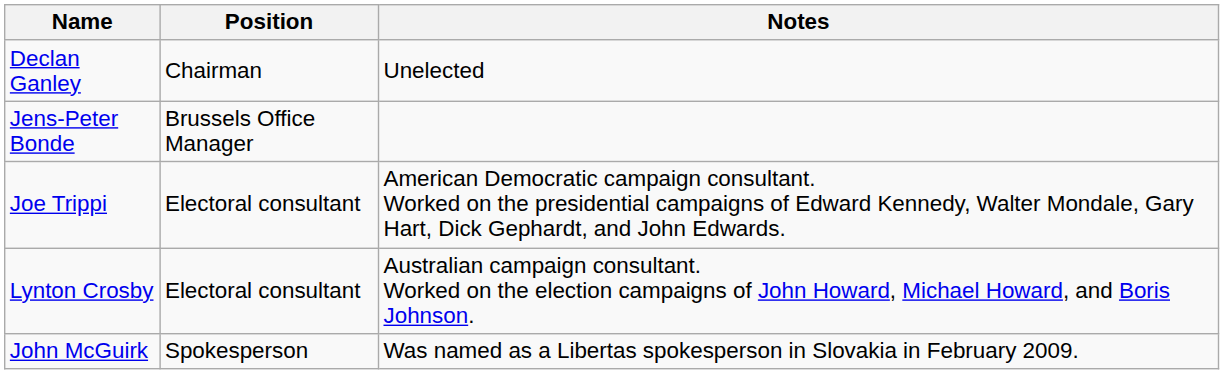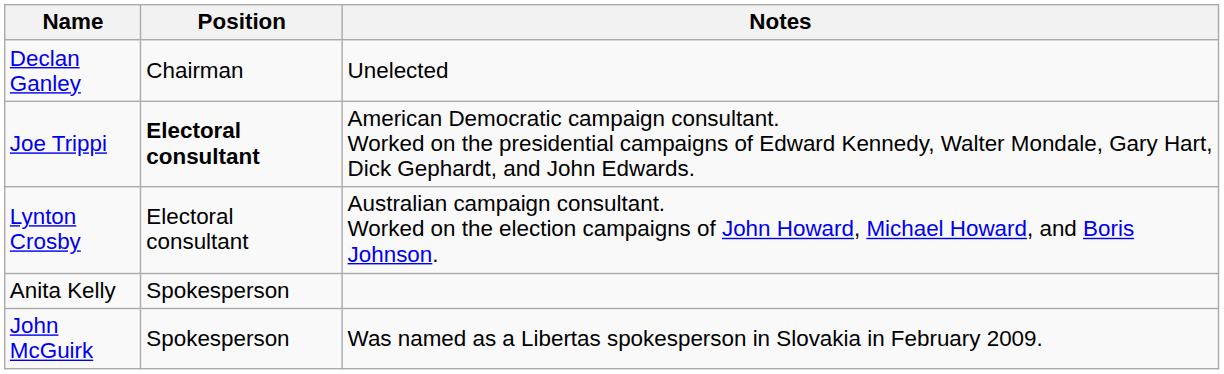- row: (64, 131)
(263, 204) normal -> (203, 143) bold
+ row: (63, 290)
